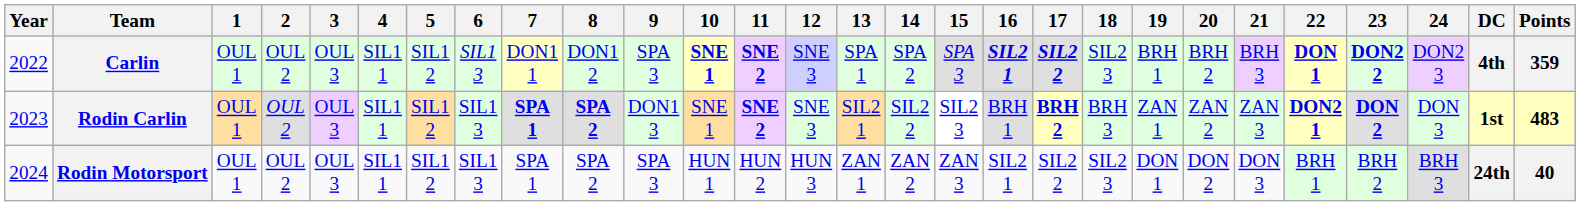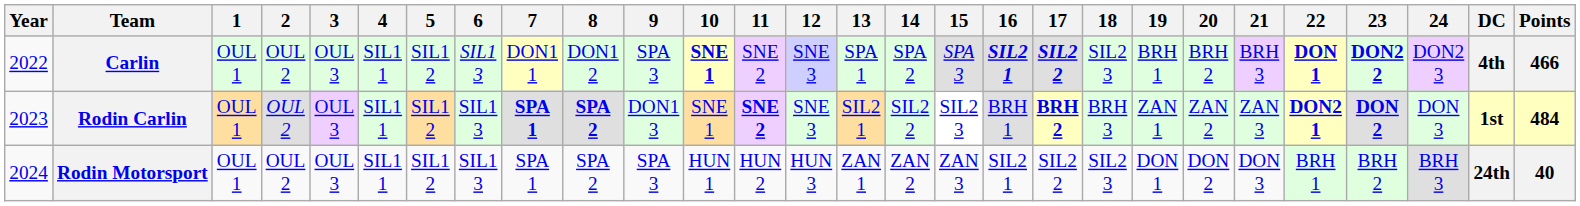(760, 63) bold -> (760, 63) normal
(1545, 63) 359 -> (1545, 63) 466
(1545, 117) 483 -> (1545, 117) 484
